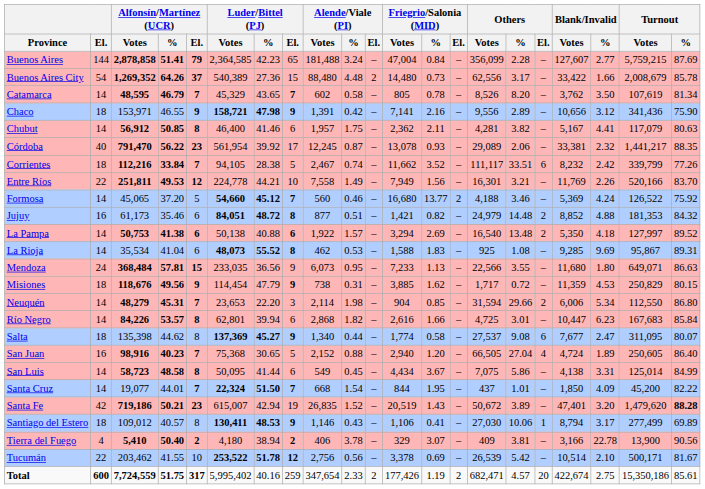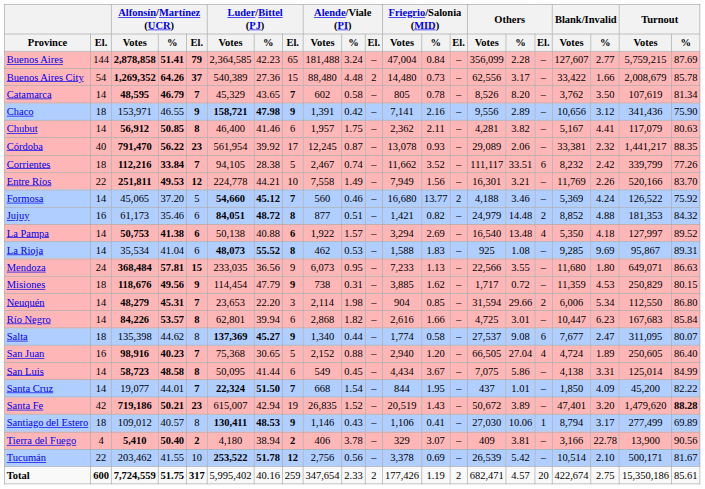(543, 233) 2 -> (543, 233) 4
